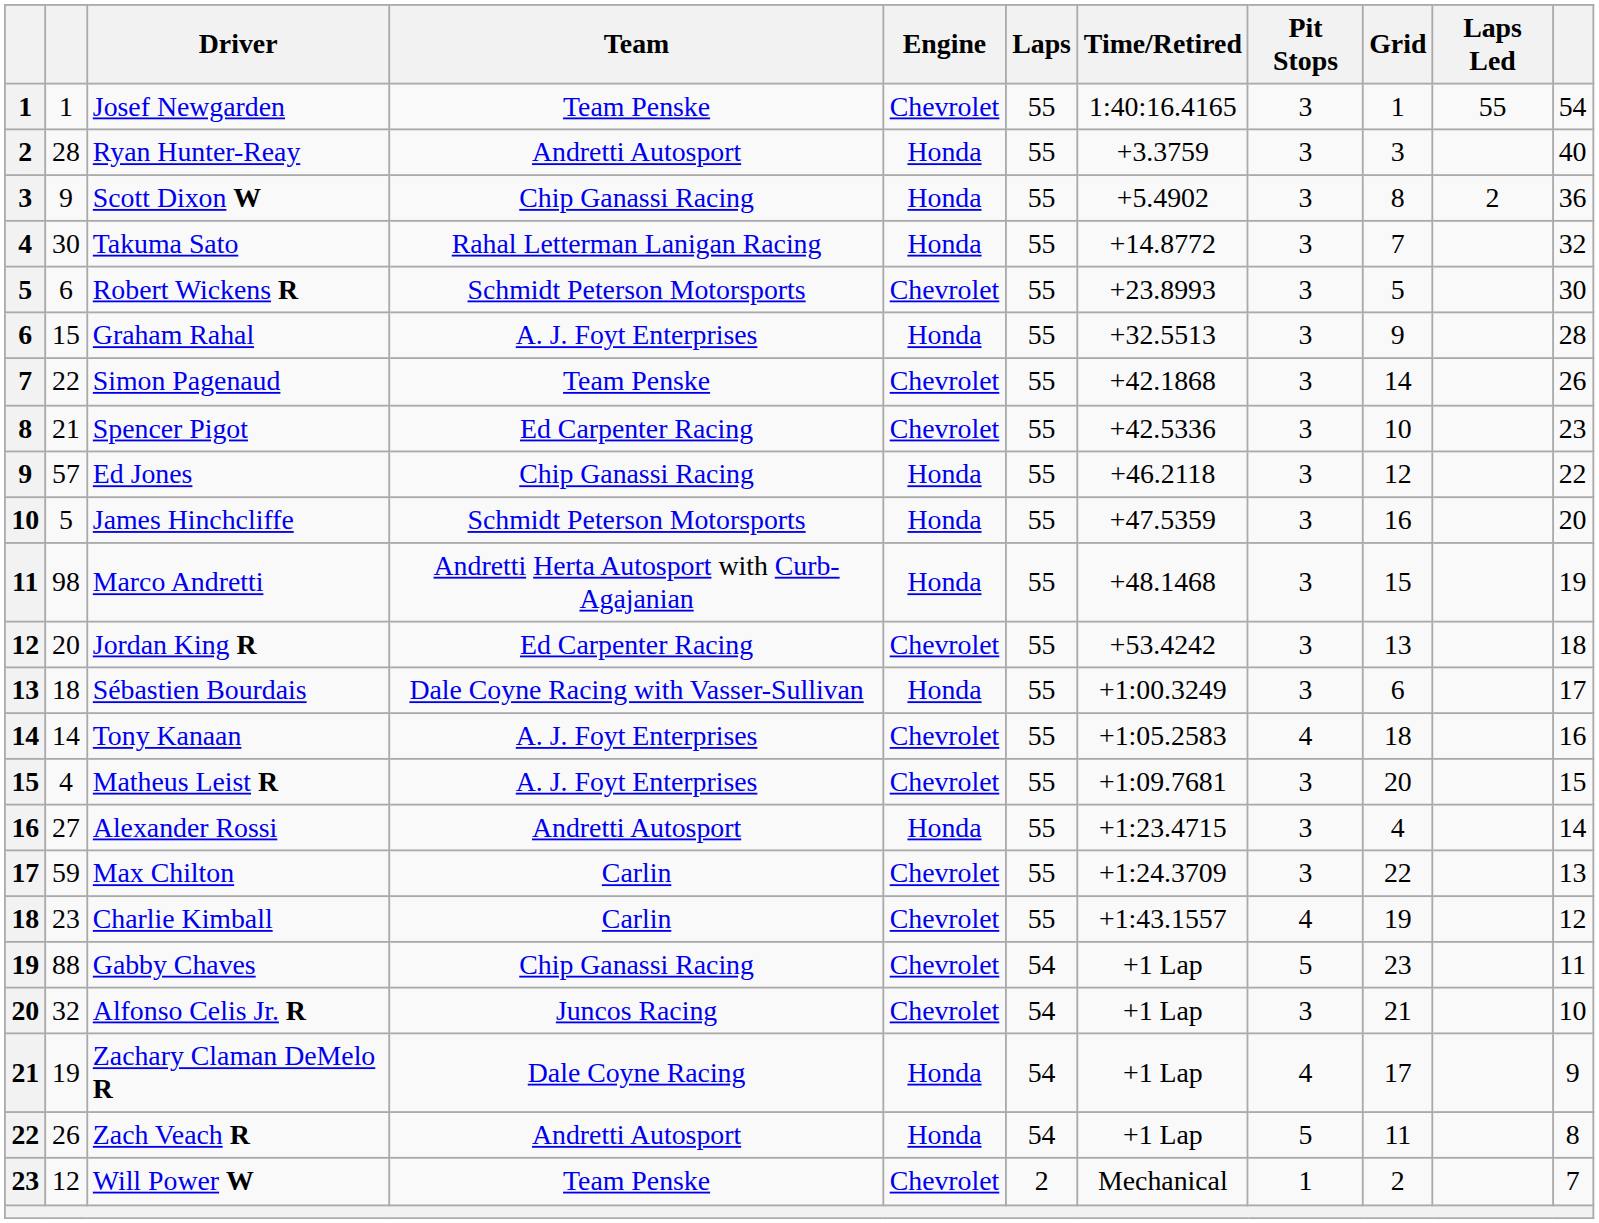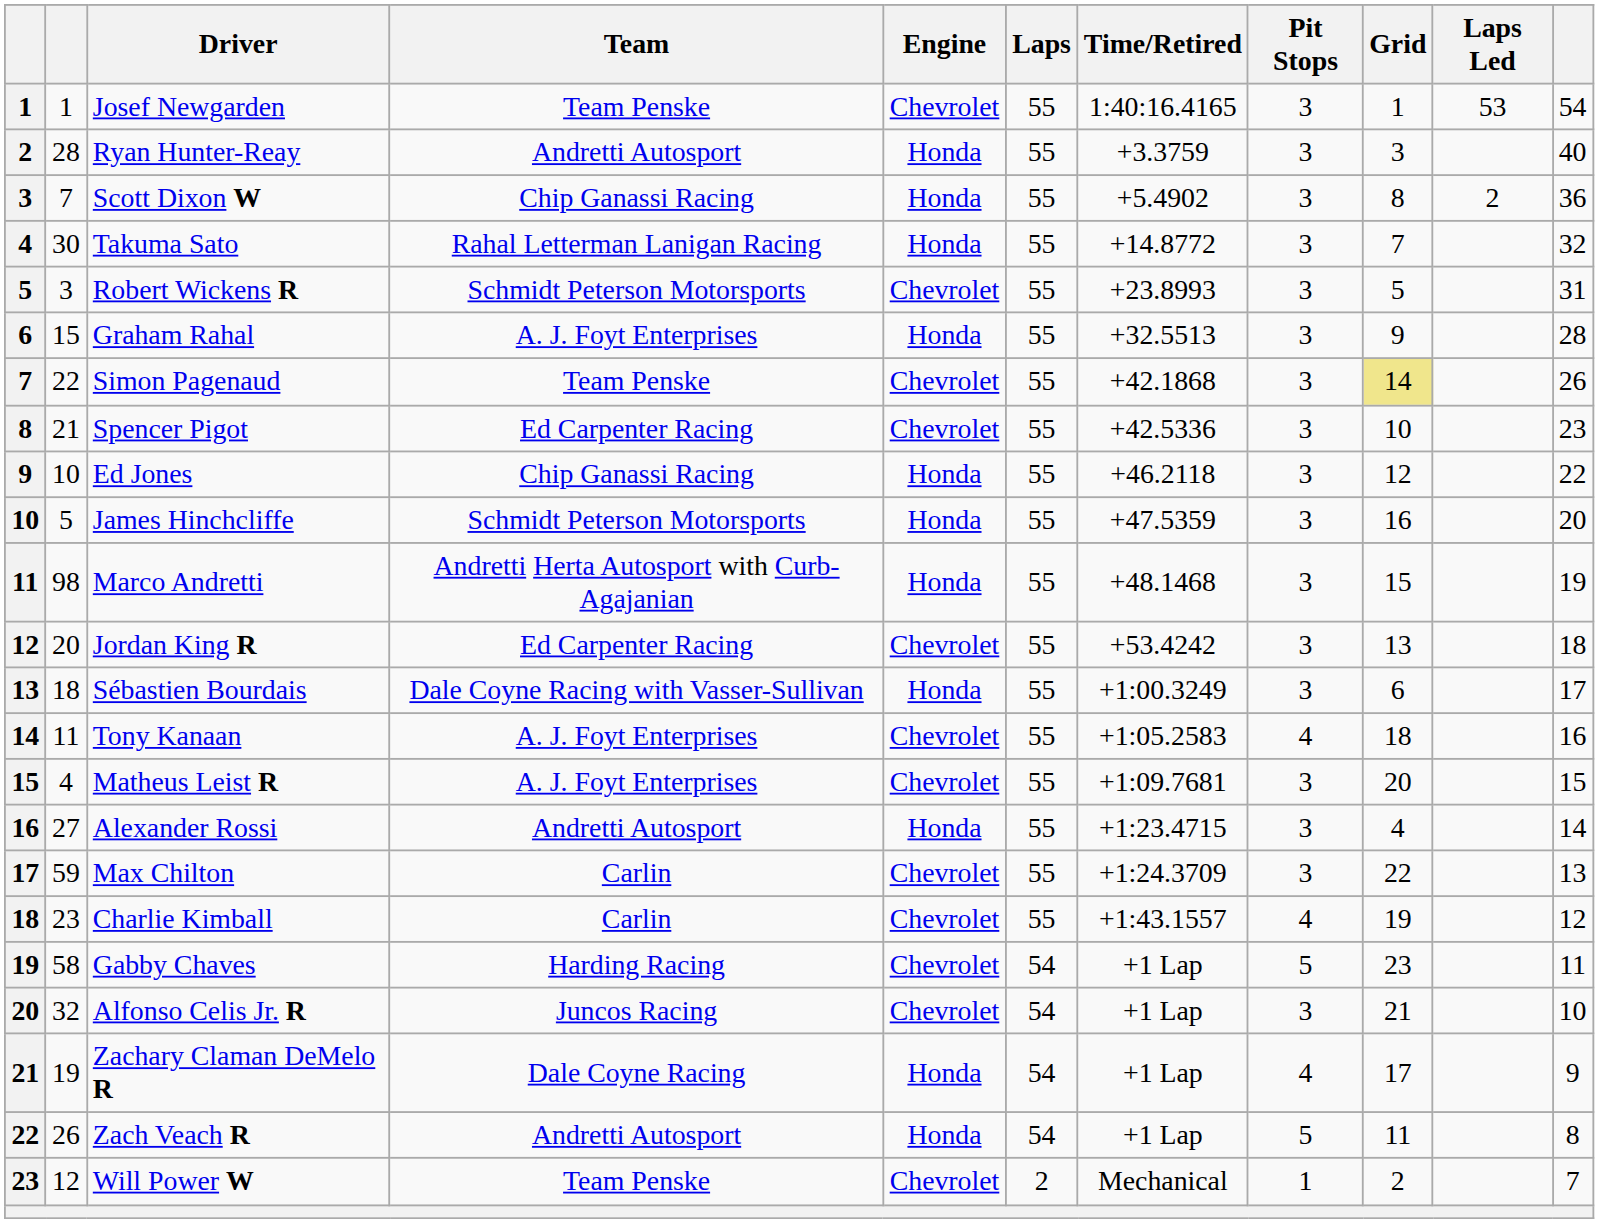(1493, 106) 55 -> (1493, 106) 53
(66, 198) 9 -> (66, 198) 7
(66, 289) 6 -> (66, 289) 3
(1573, 289) 30 -> (1573, 289) 31
(1398, 381) no background -> (1398, 381) khaki background
(66, 473) 57 -> (66, 473) 10
(66, 735) 14 -> (66, 735) 11
(66, 964) 88 -> (66, 964) 58
(637, 964) Chip Ganassi Racing -> (637, 964) Harding Racing
